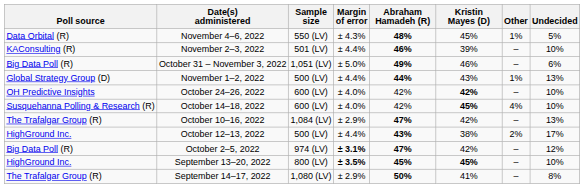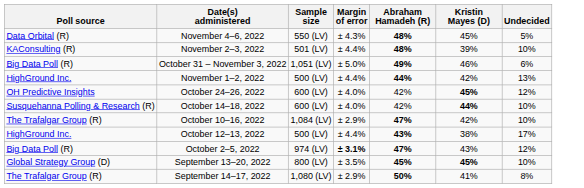- column: (516, 22)
(403, 50) 46% -> (403, 50) 48%
(58, 78) Global Strategy Group (D) -> (39, 78) HighGround Inc.
(469, 78) 43% -> (469, 78) 42%
(469, 92) 42% -> (469, 92) 45%
(555, 92) 10% -> (527, 92) 12%
(469, 106) 45% -> (469, 106) 44%
(555, 120) 13% -> (527, 120) 10%
(469, 149) 42% -> (469, 149) 43%
(39, 163) HighGround Inc. -> (58, 163) Global Strategy Group (D)
(352, 163) bold -> (352, 163) normal
